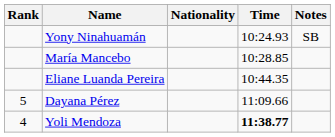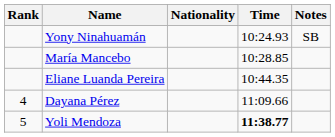(23, 100) 5 -> (23, 100) 4
(23, 121) 4 -> (23, 121) 5
